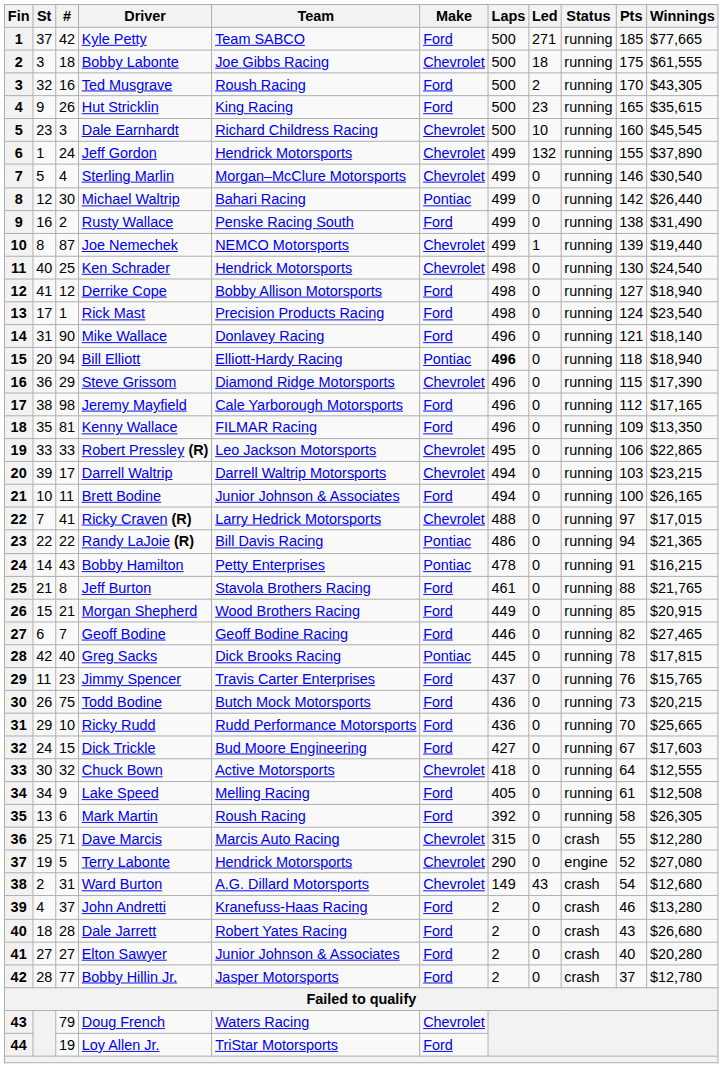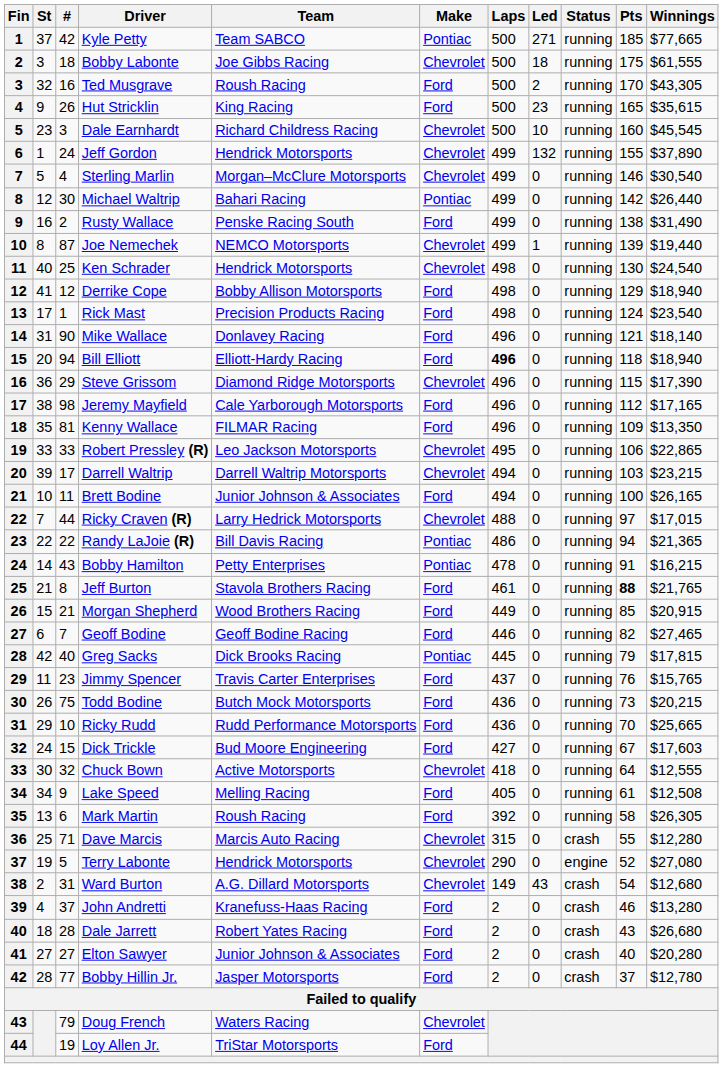(438, 39) Ford -> (447, 39) Pontiac
(631, 290) 127 -> (631, 290) 129
(447, 359) Pontiac -> (438, 359) Ford
(67, 519) 41 -> (67, 519) 44
(627, 588) normal -> (627, 588) bold
(627, 656) 78 -> (627, 656) 79
